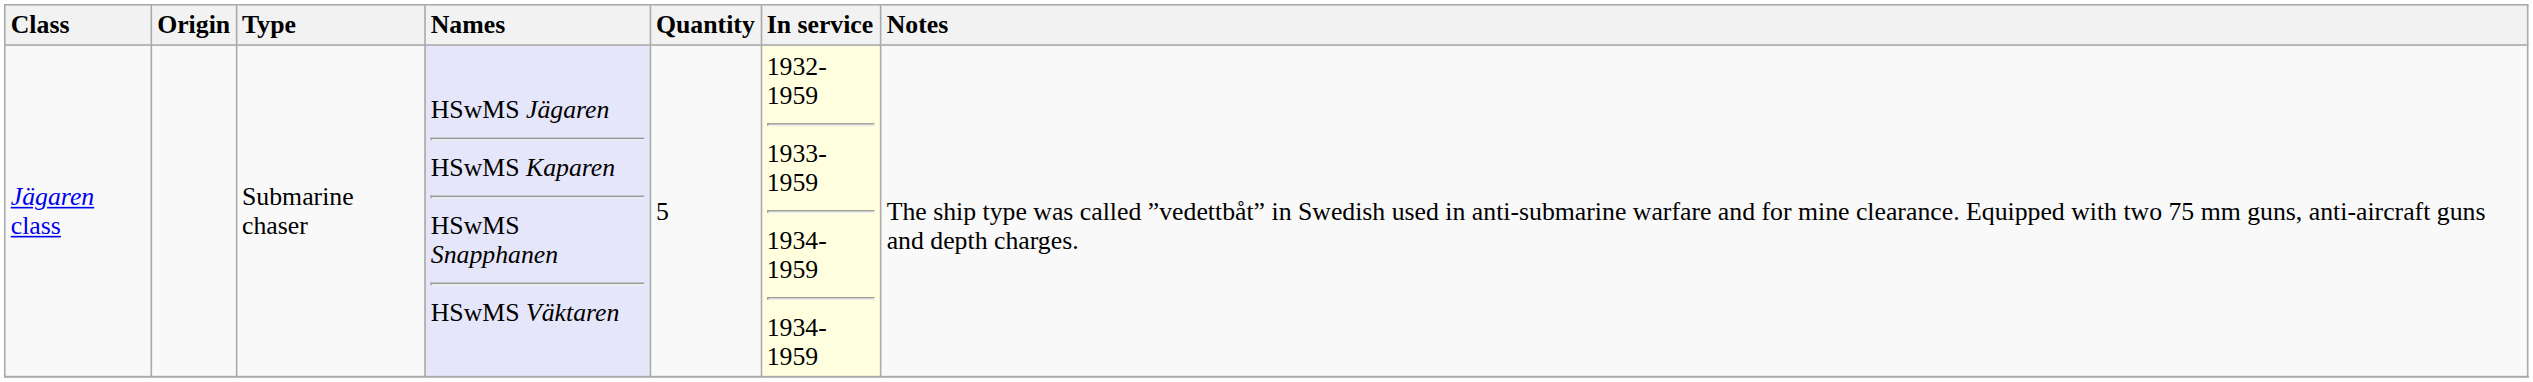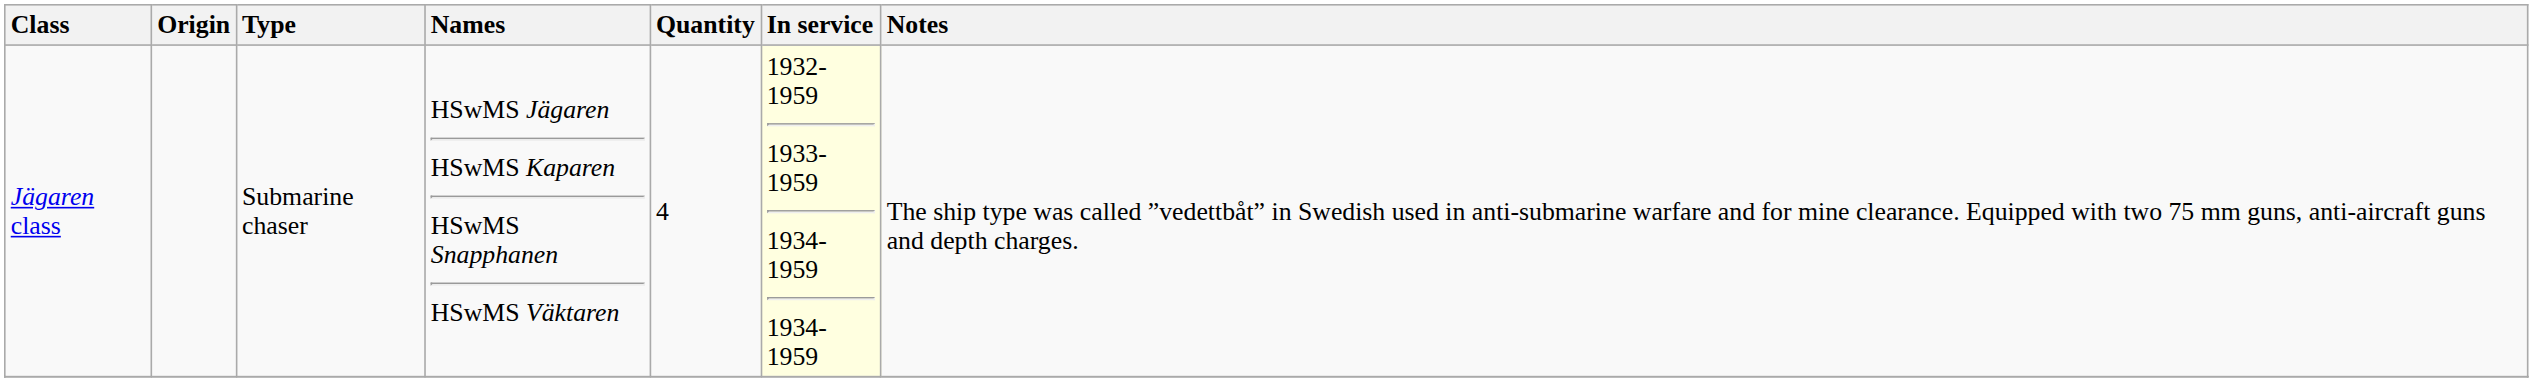(537, 210) lavender background -> (537, 210) no background
(662, 210) 5 -> (662, 210) 4
